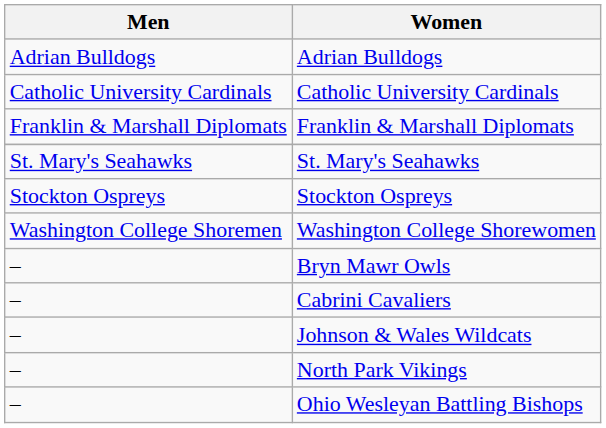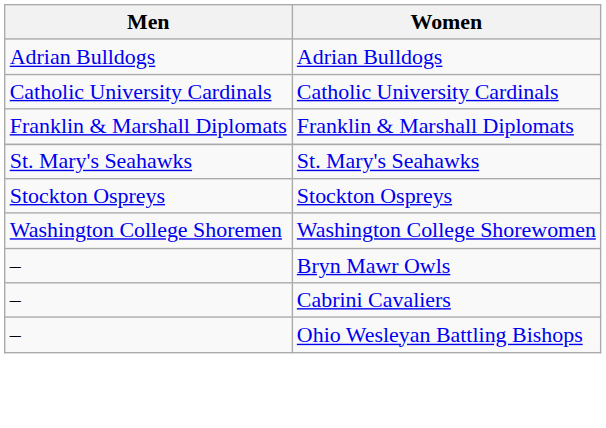- row: (414, 334)
- row: (382, 369)
